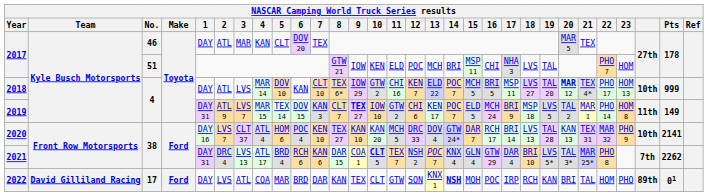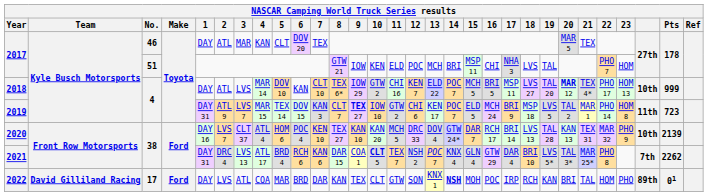(672, 111) 149 -> (672, 111) 723
(672, 134) 2141 -> (672, 134) 2139
